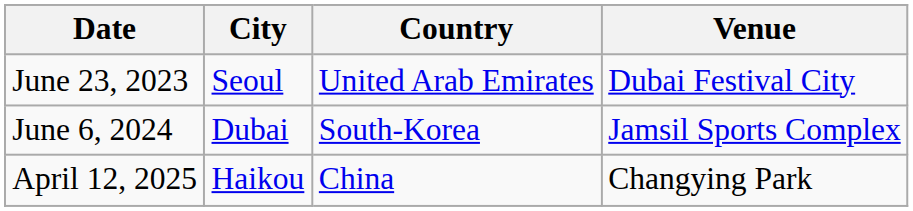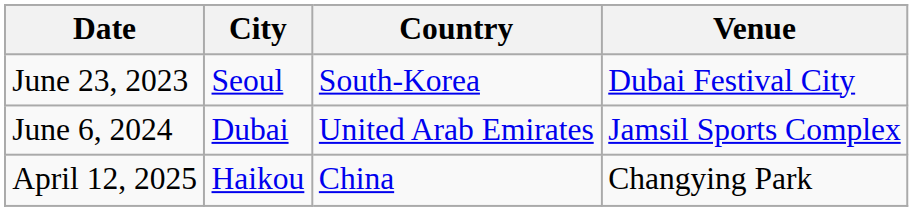(456, 79) United Arab Emirates -> (399, 79) South-Korea
(399, 129) South-Korea -> (456, 129) United Arab Emirates
